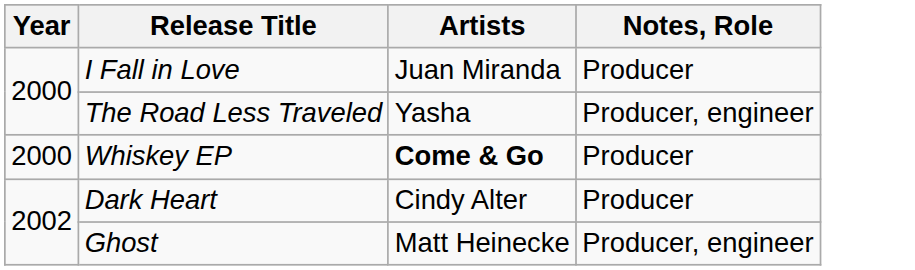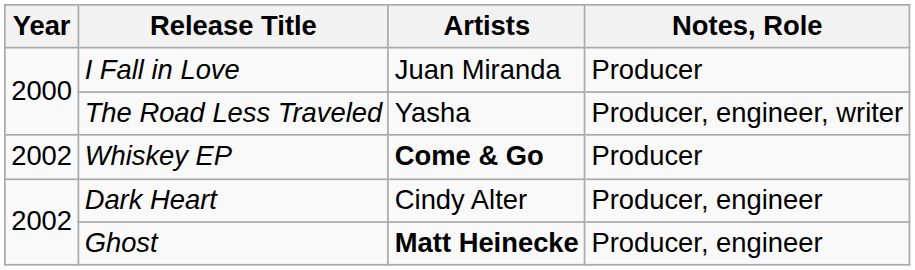(698, 112) Producer, engineer -> (747, 112) Producer, engineer, writer
(42, 156) 2000 -> (42, 156) 2002
(638, 199) Producer -> (707, 199) Producer, engineer
(482, 243) normal -> (487, 243) bold
